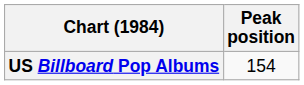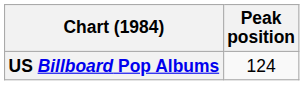(261, 65) 154 -> (261, 65) 124
